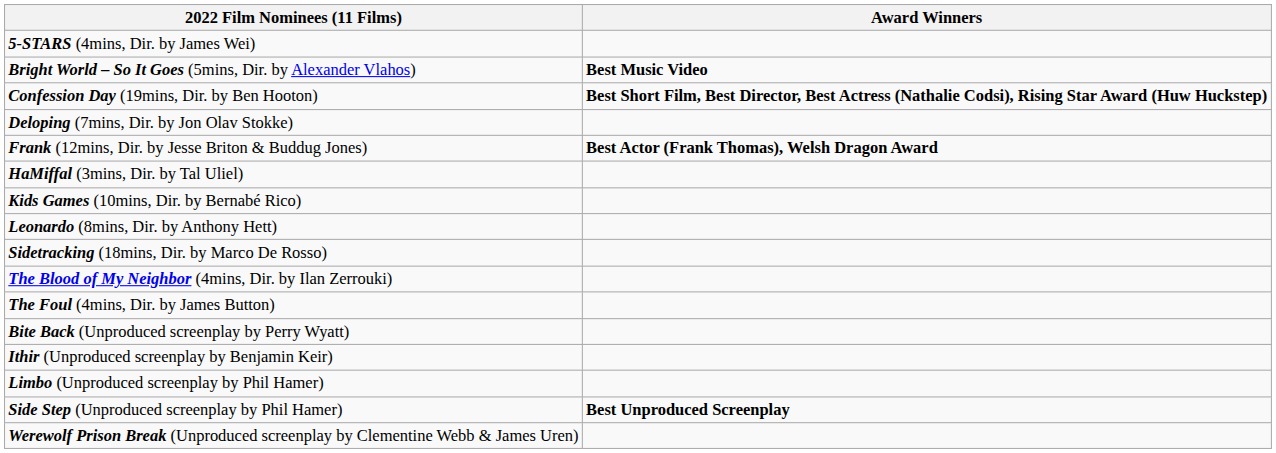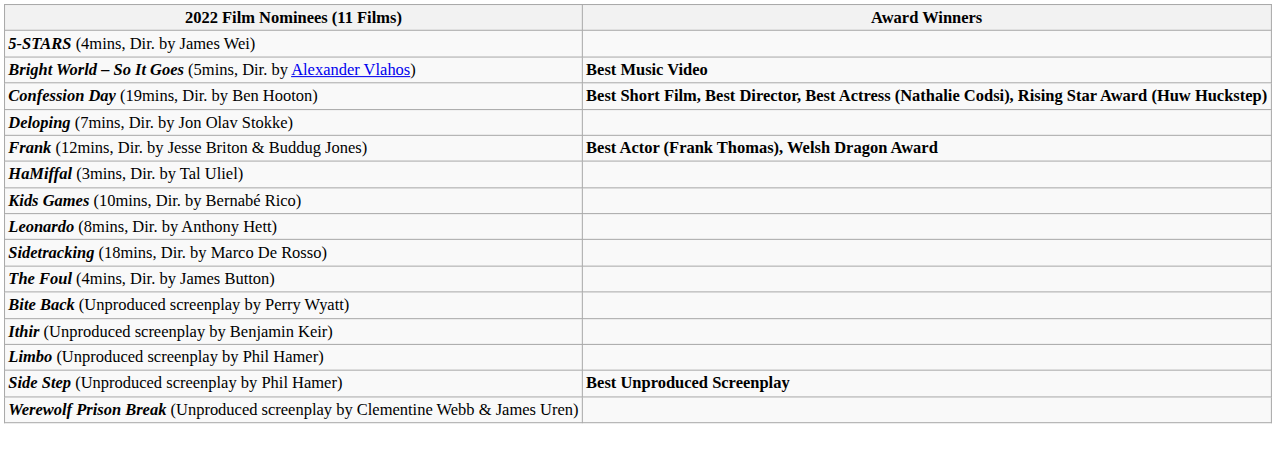- row: (200, 278)
